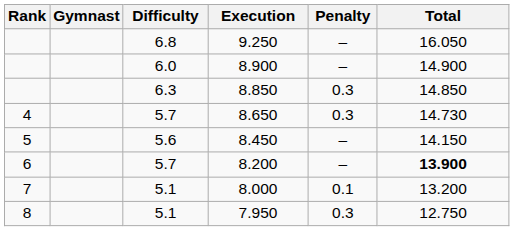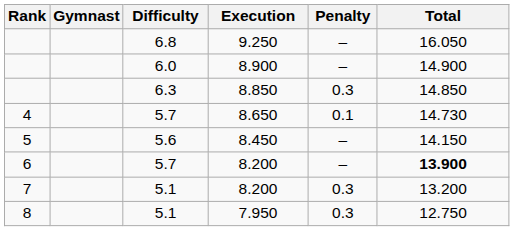(343, 115) 0.3 -> (343, 115) 0.1
(258, 189) 8.000 -> (258, 189) 8.200
(343, 189) 0.1 -> (343, 189) 0.3
